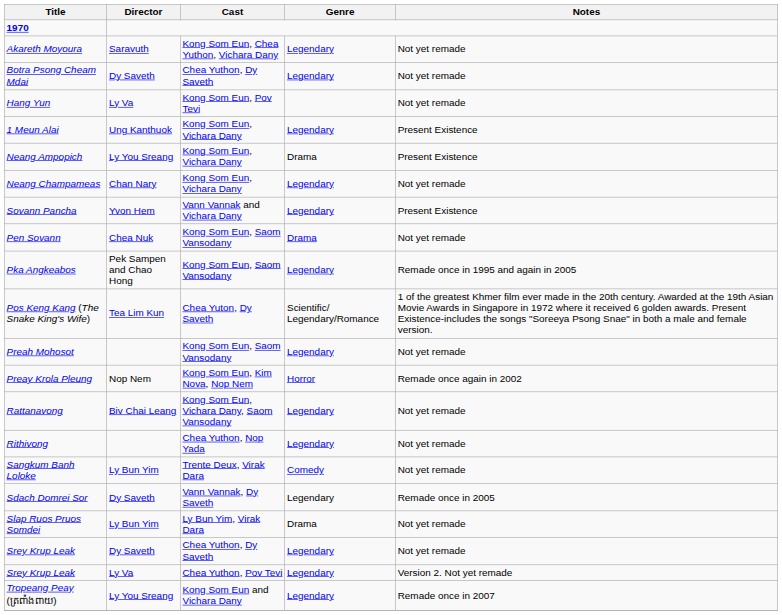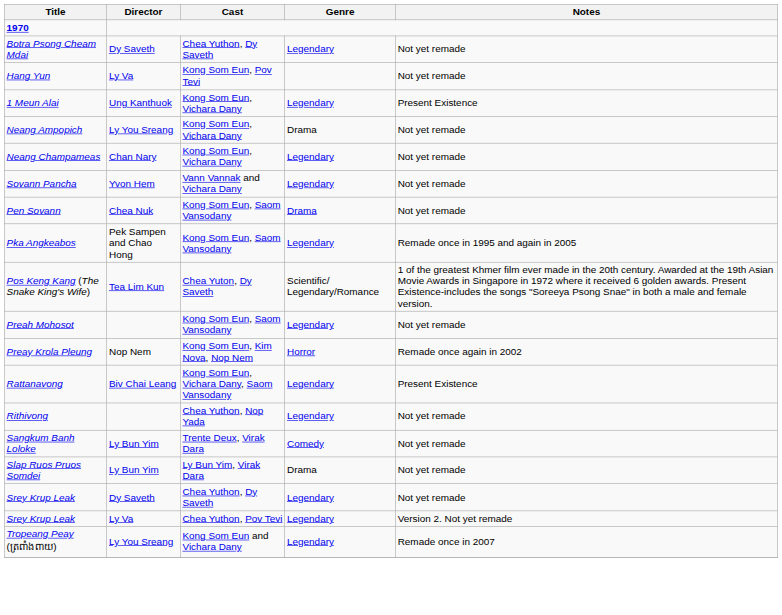- row: (44, 49)
(438, 156) Present Existence -> (432, 130) Not yet remade
(438, 210) Present Existence -> (432, 183) Not yet remade
(432, 411) Not yet remade -> (438, 384) Present Existence
- row: (47, 497)
